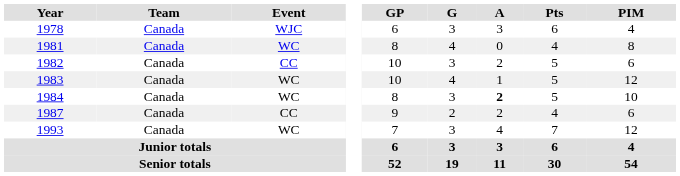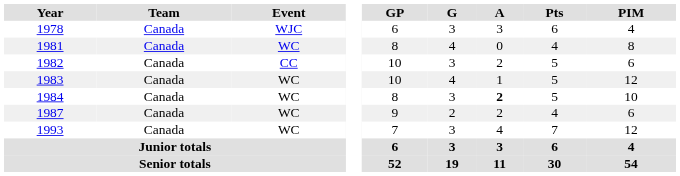(289, 113) CC -> (289, 113) WC
